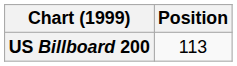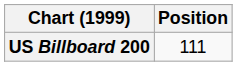(193, 46) 113 -> (193, 46) 111
